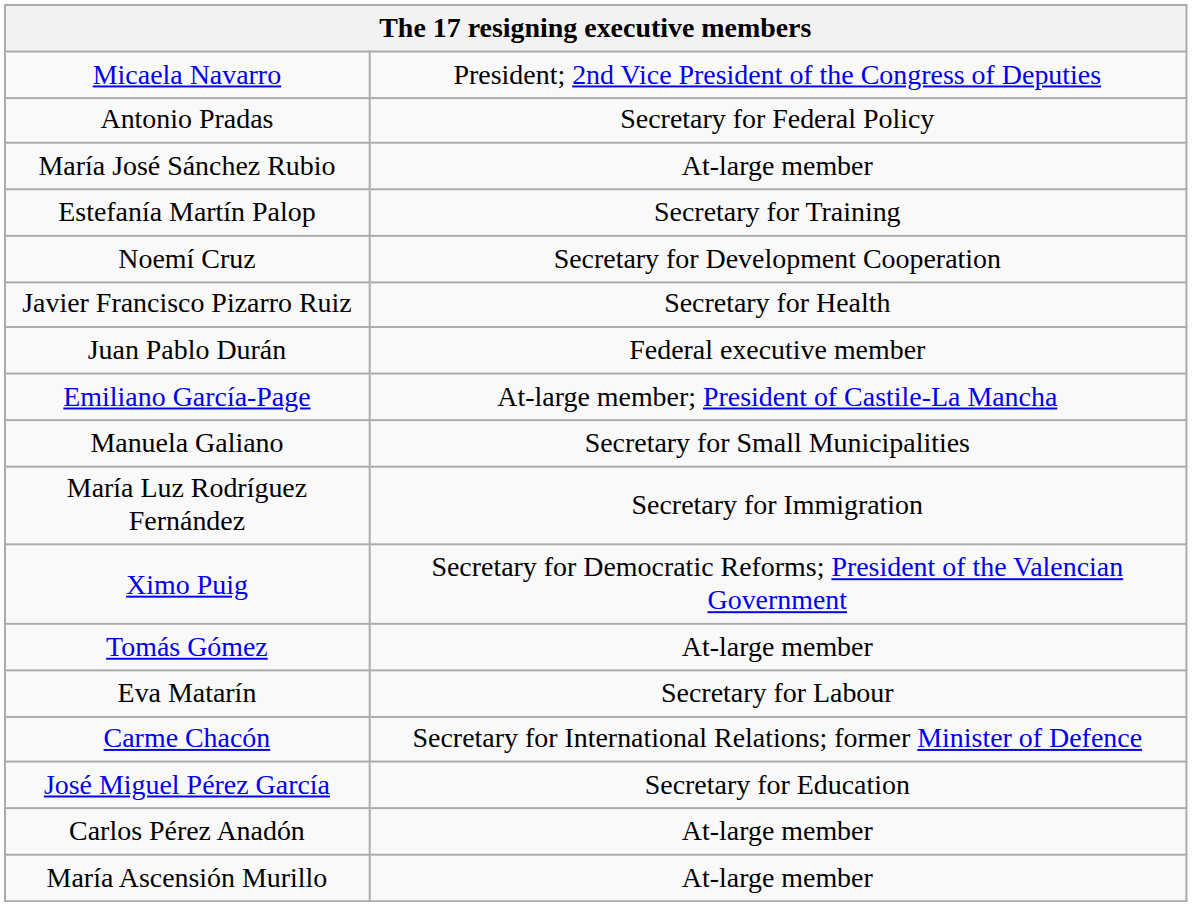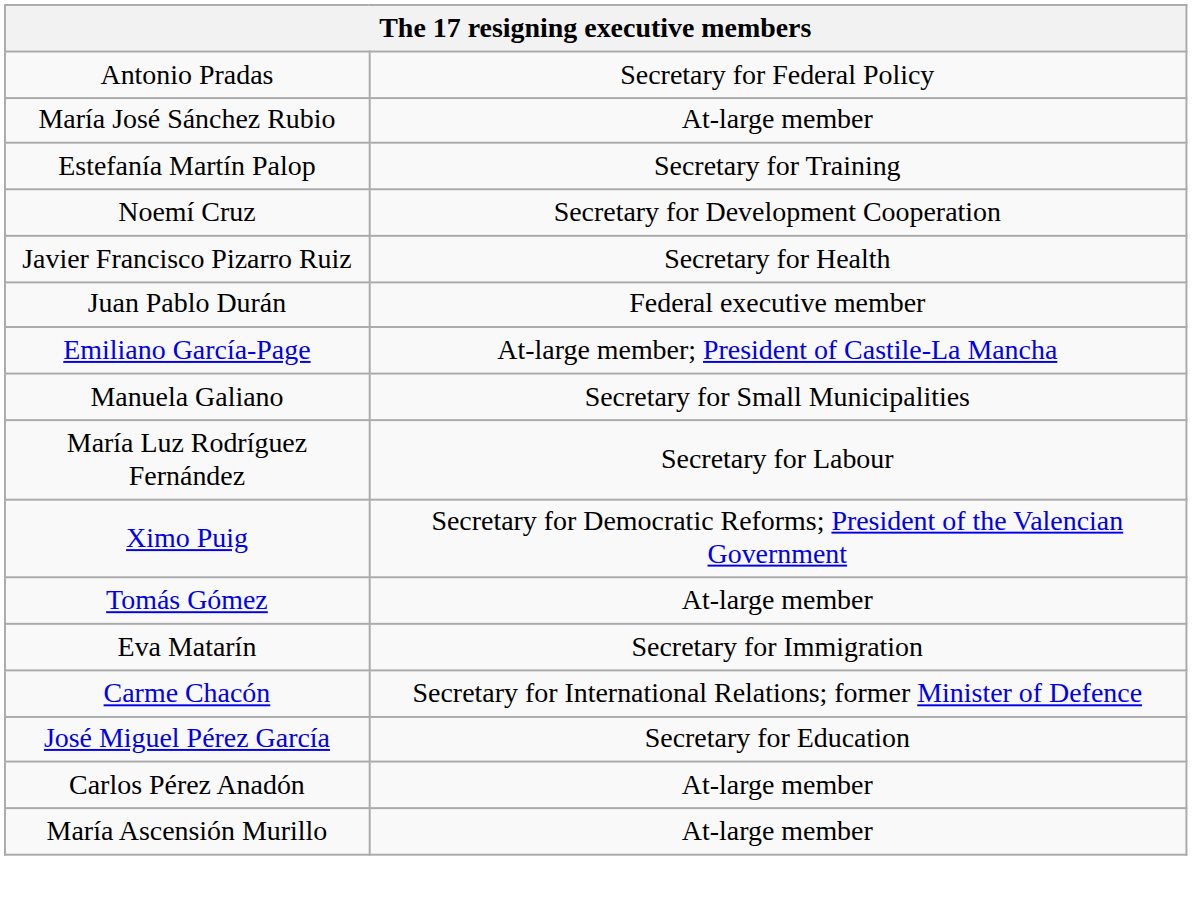- row: (187, 74)
(777, 505) Secretary for Immigration -> (777, 459) Secretary for Labour
(777, 692) Secretary for Labour -> (777, 646) Secretary for Immigration
